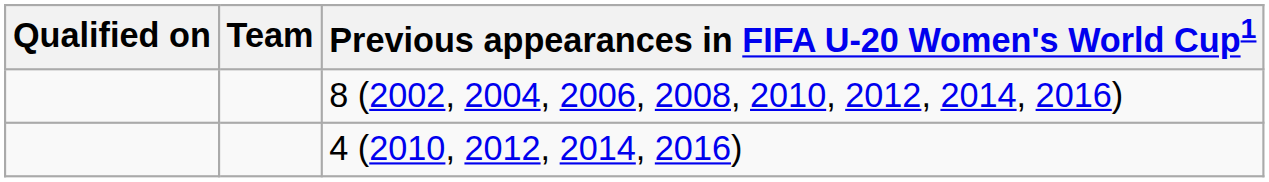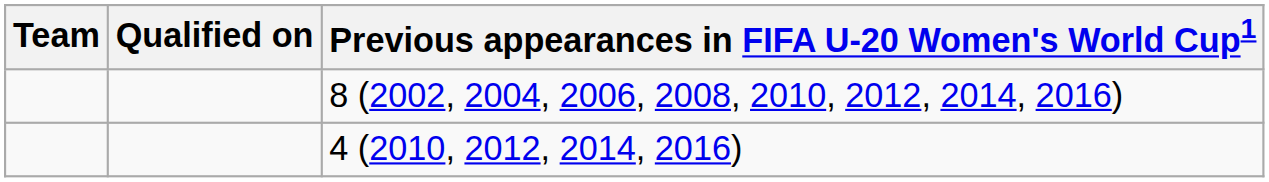columns swapped: (270, 36) <-> (112, 36)
